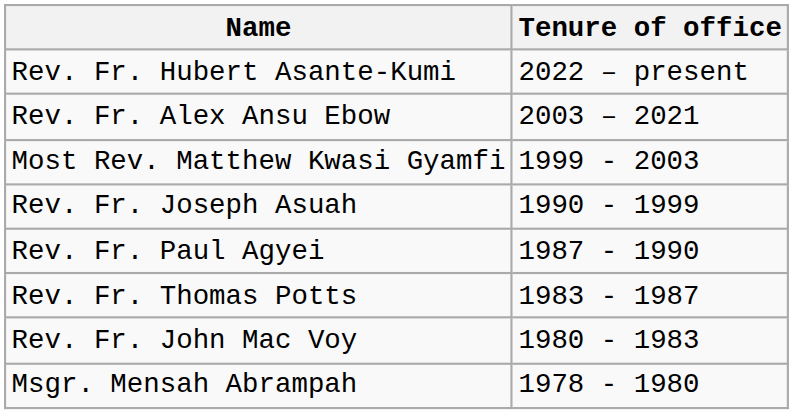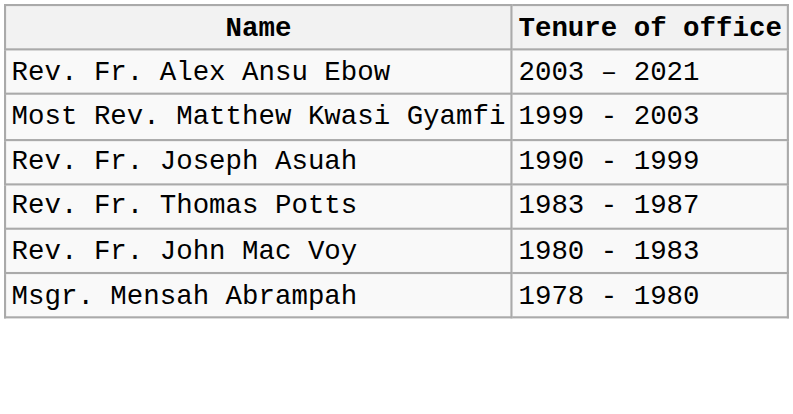- row: (234, 72)
- row: (168, 251)
